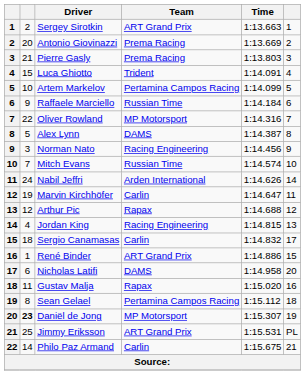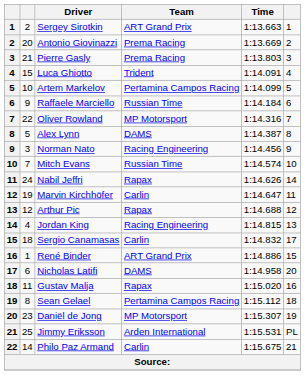(165, 179) Arden International -> (138, 179) Rapax
(27, 316) bold -> (27, 316) normal
(158, 331) ART Grand Prix -> (165, 331) Arden International
